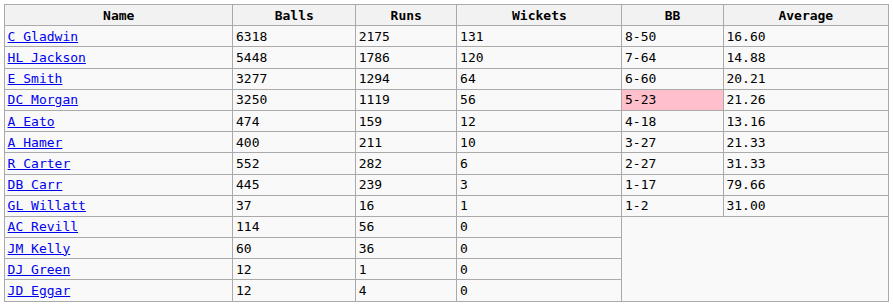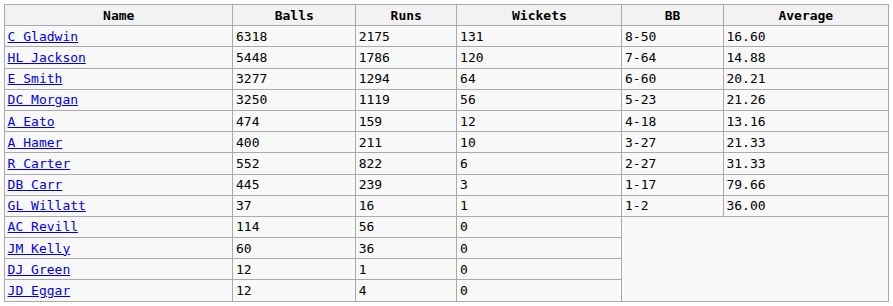(641, 100) pink background -> (641, 100) no background
(370, 163) 282 -> (370, 163) 822
(746, 206) 31.00 -> (746, 206) 36.00
